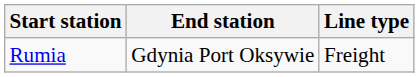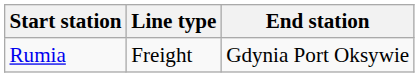columns swapped: (223, 21) <-> (367, 21)
